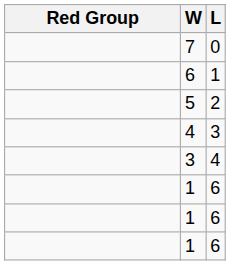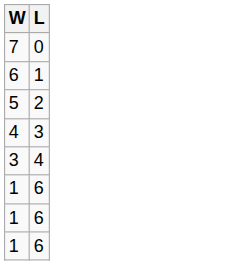- column: (93, 18)
